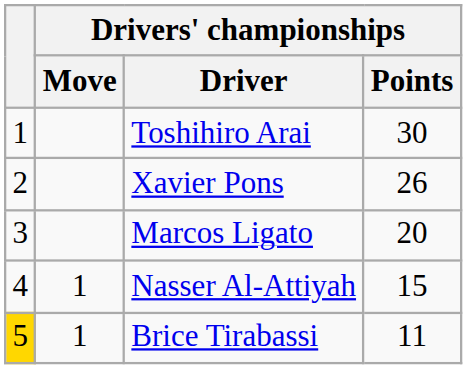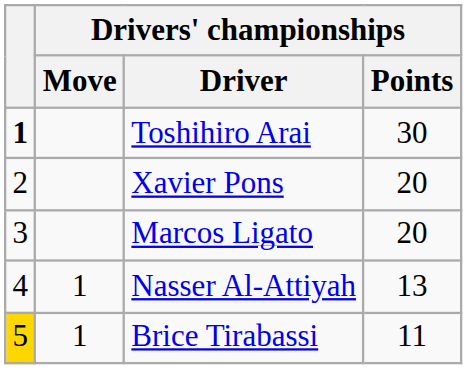(20, 131) normal -> (20, 131) bold
(412, 183) 26 -> (412, 183) 20
(412, 285) 15 -> (412, 285) 13
